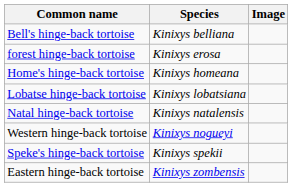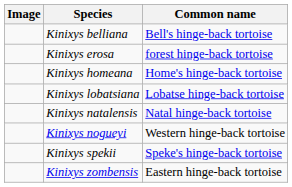columns swapped: (268, 14) <-> (77, 14)
